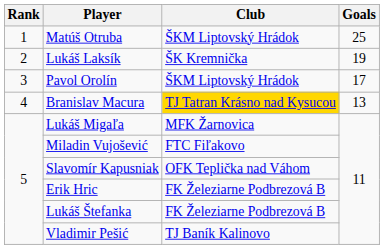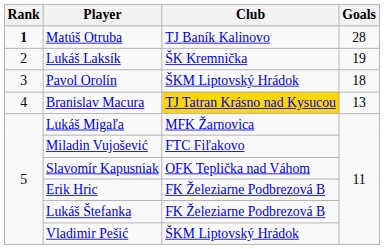(24, 37) normal -> (24, 37) bold
(232, 37) ŠKM Liptovský Hrádok -> (218, 37) TJ Baník Kalinovo
(359, 37) 25 -> (359, 37) 28
(359, 80) 17 -> (359, 80) 18
(218, 233) TJ Baník Kalinovo -> (232, 233) ŠKM Liptovský Hrádok
